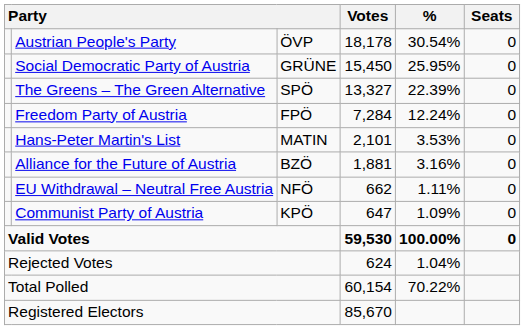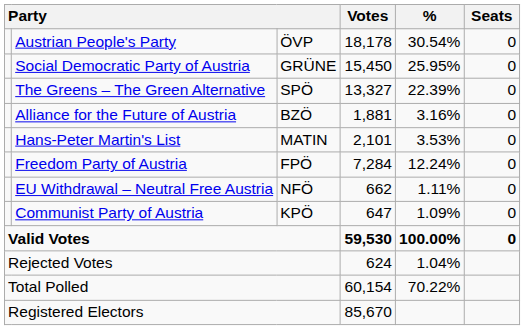rows swapped: (101, 115) <-> (126, 164)
